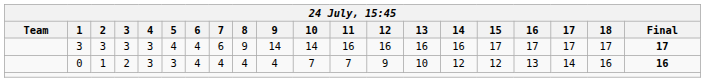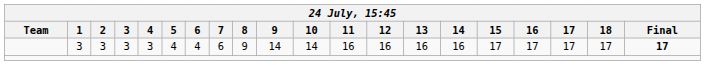- row: (79, 64)
